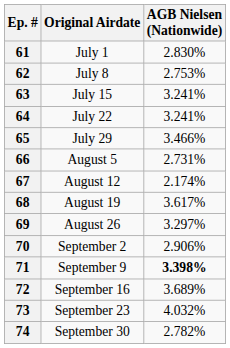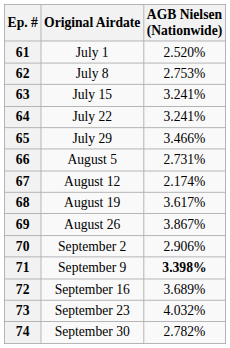(184, 52) 2.830% -> (184, 52) 2.520%
(184, 224) 3.297% -> (184, 224) 3.867%
